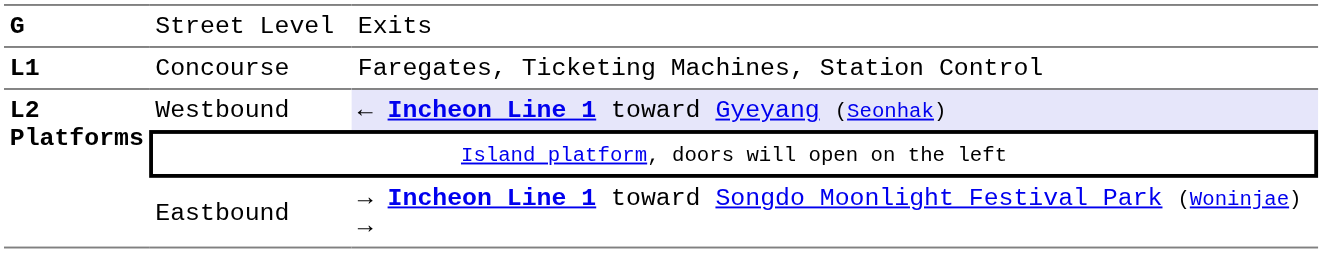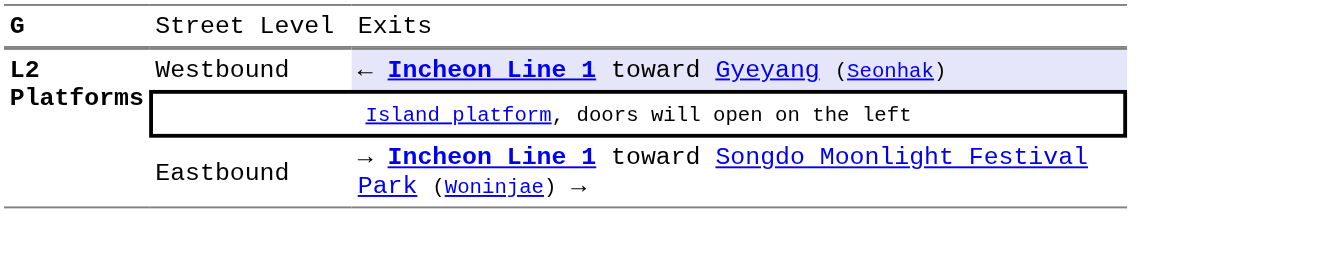- row: (222, 68)
